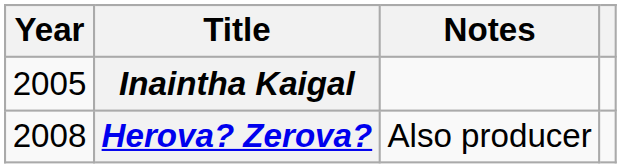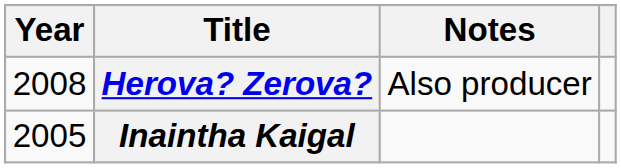rows swapped: (237, 83) <-> (237, 135)
